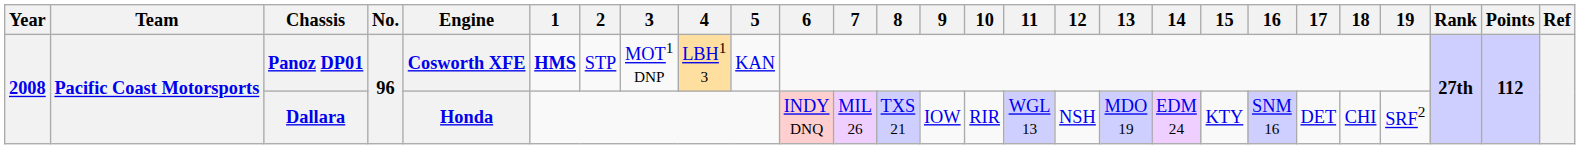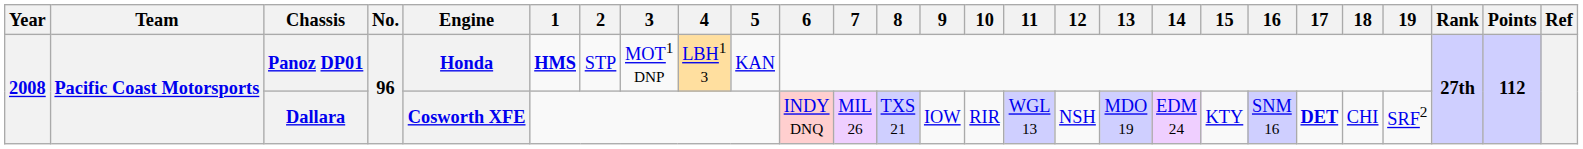(467, 62) Cosworth XFE -> (467, 62) Honda
(467, 116) Honda -> (467, 116) Cosworth XFE
(1318, 116) normal -> (1319, 116) bold
